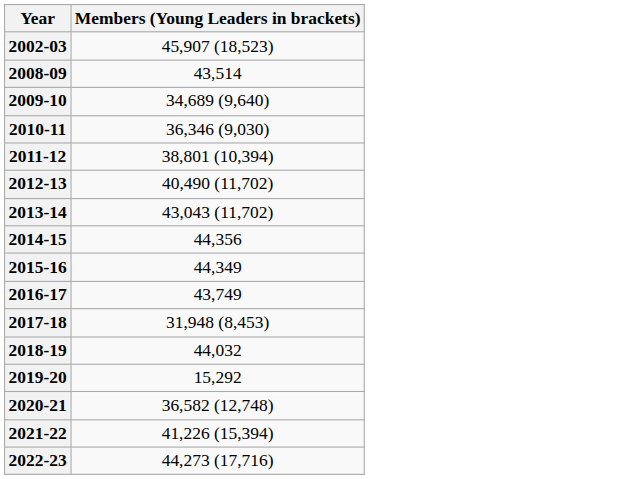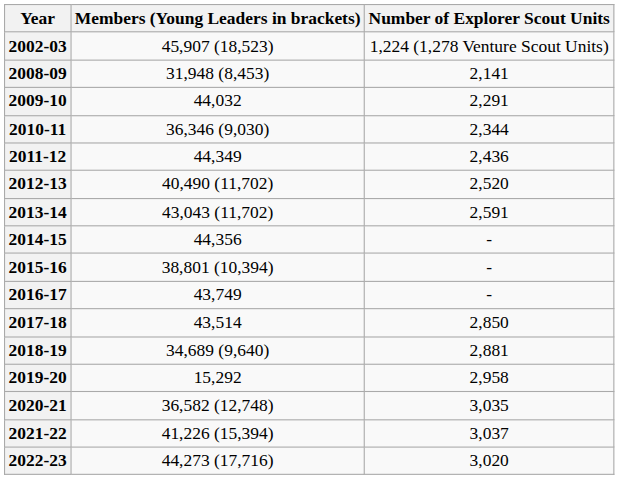+ column: (489, 18)
(218, 73) 43,514 -> (218, 73) 31,948 (8,453)
(218, 101) 34,689 (9,640) -> (218, 101) 44,032
(218, 156) 38,801 (10,394) -> (218, 156) 44,349
(218, 267) 44,349 -> (218, 267) 38,801 (10,394)
(218, 322) 31,948 (8,453) -> (218, 322) 43,514
(218, 350) 44,032 -> (218, 350) 34,689 (9,640)
